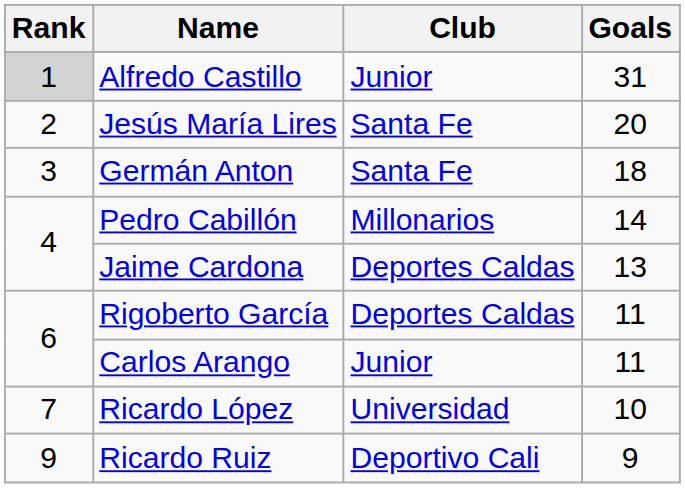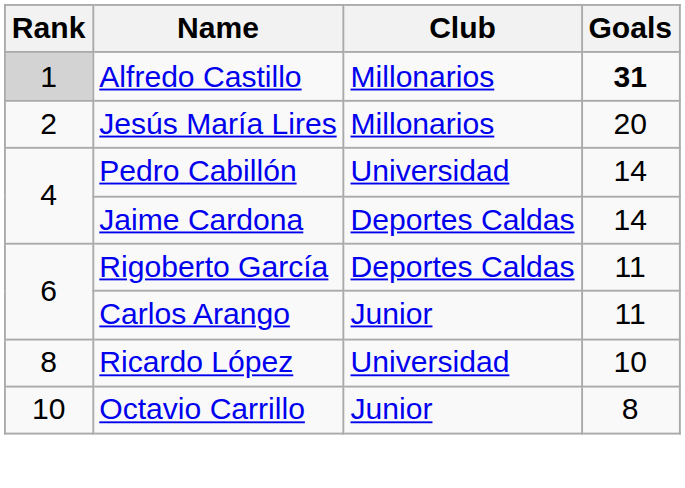(392, 76) Junior -> (422, 76) Millonarios
(630, 76) normal -> (630, 76) bold
(412, 123) Santa Fe -> (422, 123) Millonarios
- row: (196, 171)
(422, 219) Millonarios -> (430, 171) Universidad
(630, 266) 13 -> (630, 219) 14
(49, 409) 7 -> (49, 362) 8
- row: (185, 457)
+ row: (202, 409)
